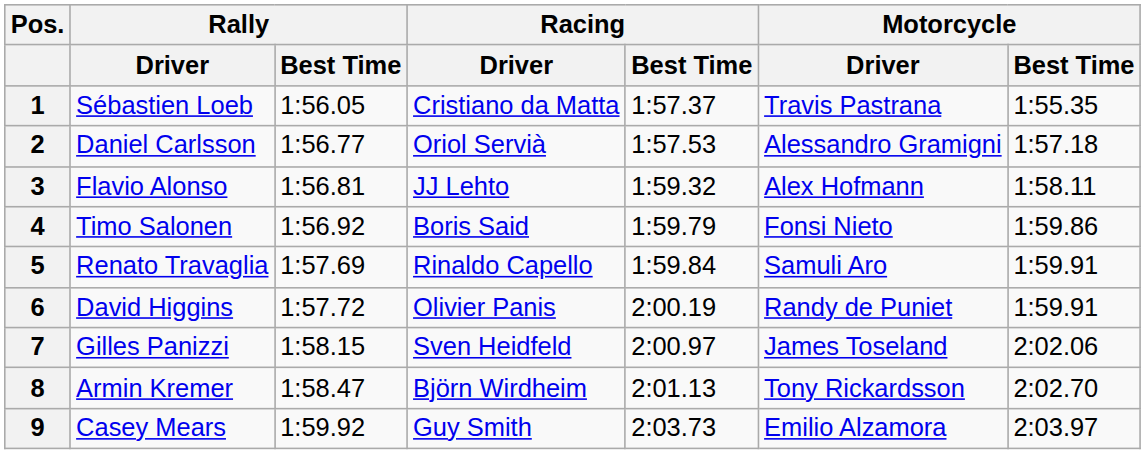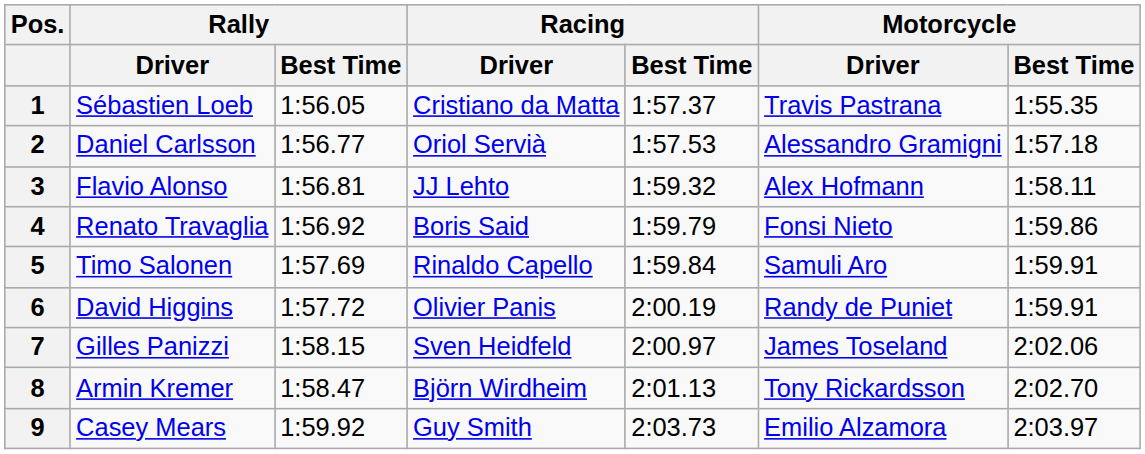(154, 226) Timo Salonen -> (172, 226) Renato Travaglia
(172, 266) Renato Travaglia -> (154, 266) Timo Salonen
